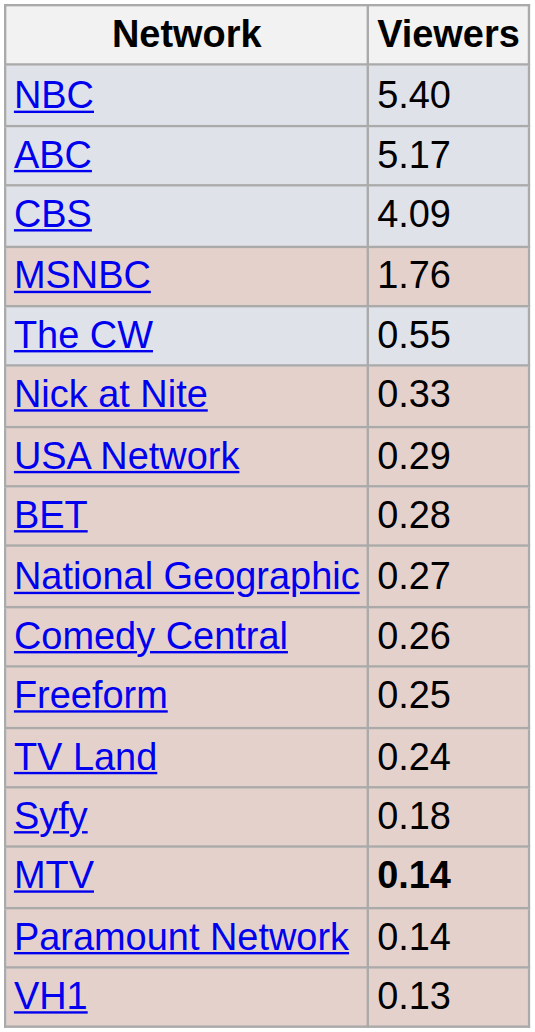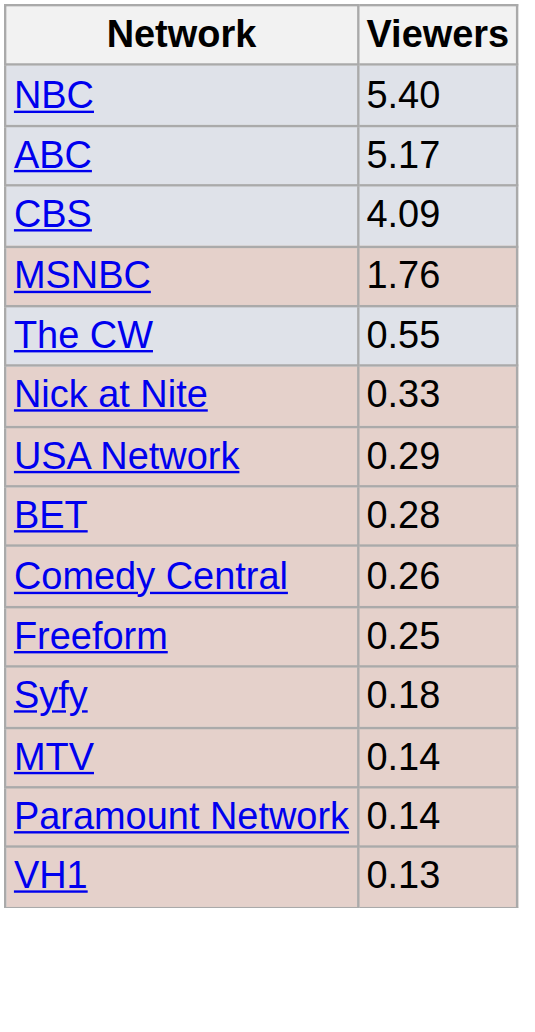- row: (187, 575)
- row: (86, 756)
(414, 876) bold -> (403, 756) normal
